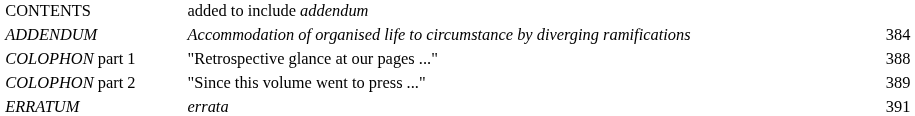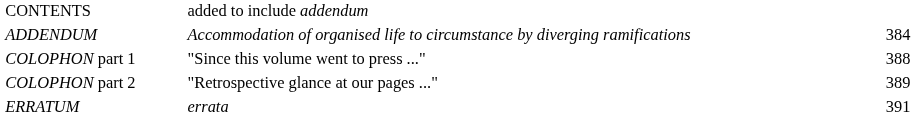(313, 58) "Retrospective glance at our pages ..." -> (307, 58) "Since this volume went to press ..."
(307, 82) "Since this volume went to press ..." -> (313, 82) "Retrospective glance at our pages ..."
